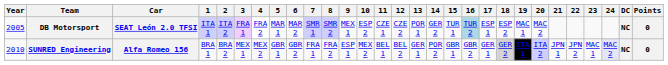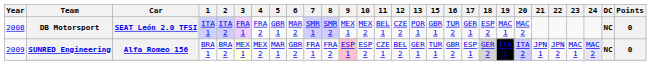- column: (435, 11)
(15, 28) 2005 -> (15, 28) 2008
(278, 28) MAR 1 -> (278, 28) GBR 1
(365, 28) ESP 2 -> (365, 28) MEX 2
(383, 28) CZE 1 -> (383, 28) BEL 1
(453, 28) TUR 1 -> (435, 28) GBR 1
(470, 28) lightblue background -> (453, 28) no background
(488, 28) ESP 1 -> (470, 28) GER 1
(15, 50) 2010 -> (15, 50) 2009
(243, 50) no background -> (243, 50) lightyellow background
(278, 50) GBR 1 -> (278, 50) MAR 1
(348, 50) no background -> (348, 50) pink background
(365, 50) MEX 2 -> (365, 50) ESP 2
(383, 50) BEL 1 -> (383, 50) CZE 1
(453, 50) GBR 1 -> (435, 50) TUR 1
(488, 50) GER 1 -> (470, 50) ESP 1
